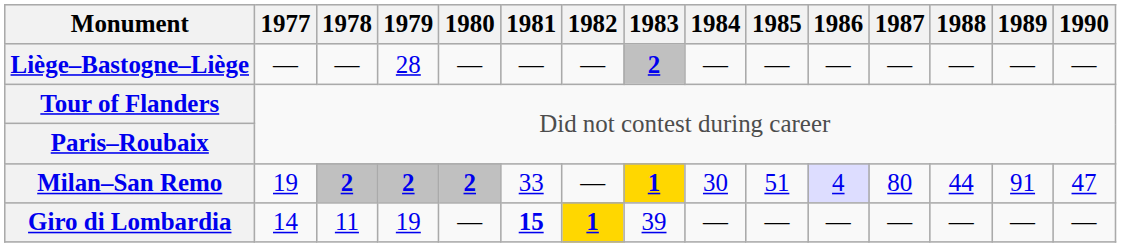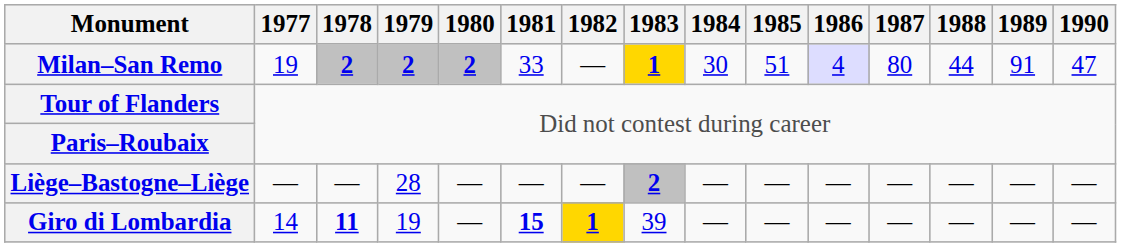rows swapped: (130, 182) <-> (130, 63)
(347, 222) normal -> (347, 222) bold
